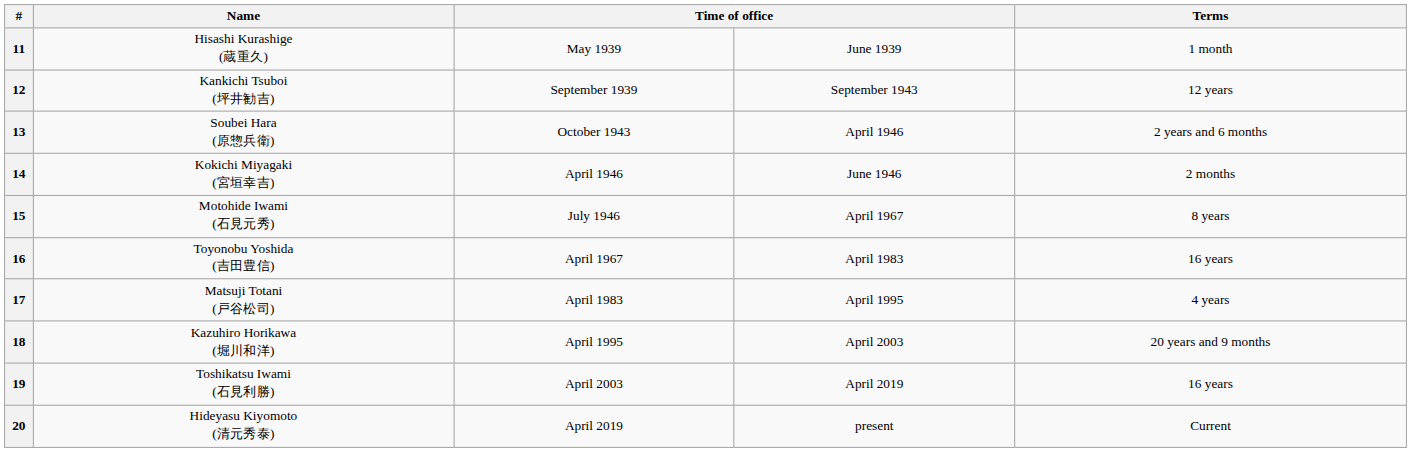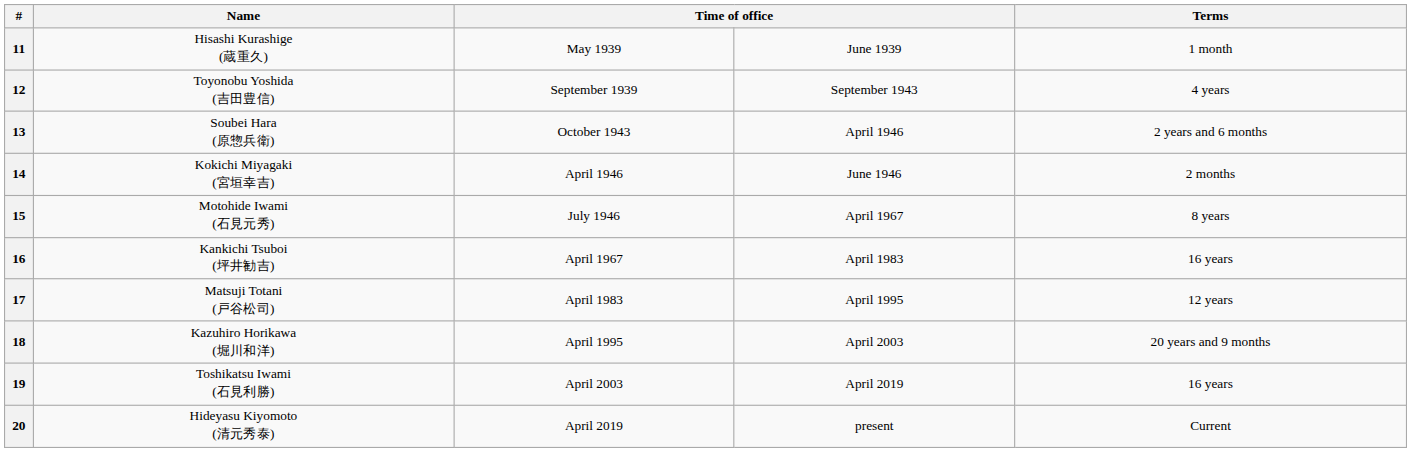(243, 89) Kankichi Tsuboi (坪井勧吉) -> (243, 89) Toyonobu Yoshida (吉田豊信)
(1210, 90) 12 years -> (1210, 90) 4 years
(243, 257) Toyonobu Yoshida (吉田豊信) -> (243, 257) Kankichi Tsuboi (坪井勧吉)
(1210, 300) 4 years -> (1210, 300) 12 years
